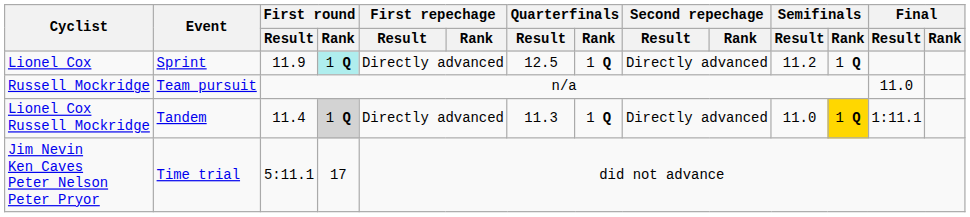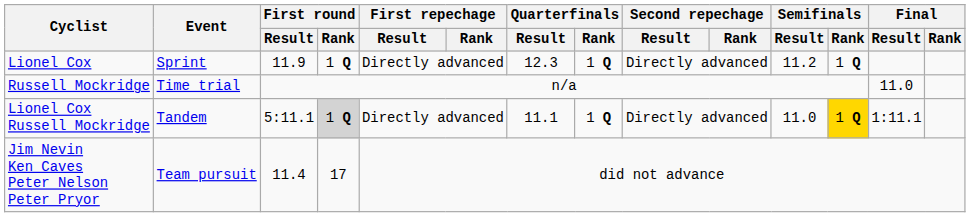(338, 63) paleturquoise background -> (338, 63) no background
(541, 63) 12.5 -> (541, 63) 12.3
(207, 86) Team pursuit -> (198, 86) Time trial
(289, 118) 11.4 -> (289, 118) 5:11.1
(541, 118) 11.3 -> (541, 118) 11.1
(198, 175) Time trial -> (207, 175) Team pursuit
(289, 175) 5:11.1 -> (289, 175) 11.4
